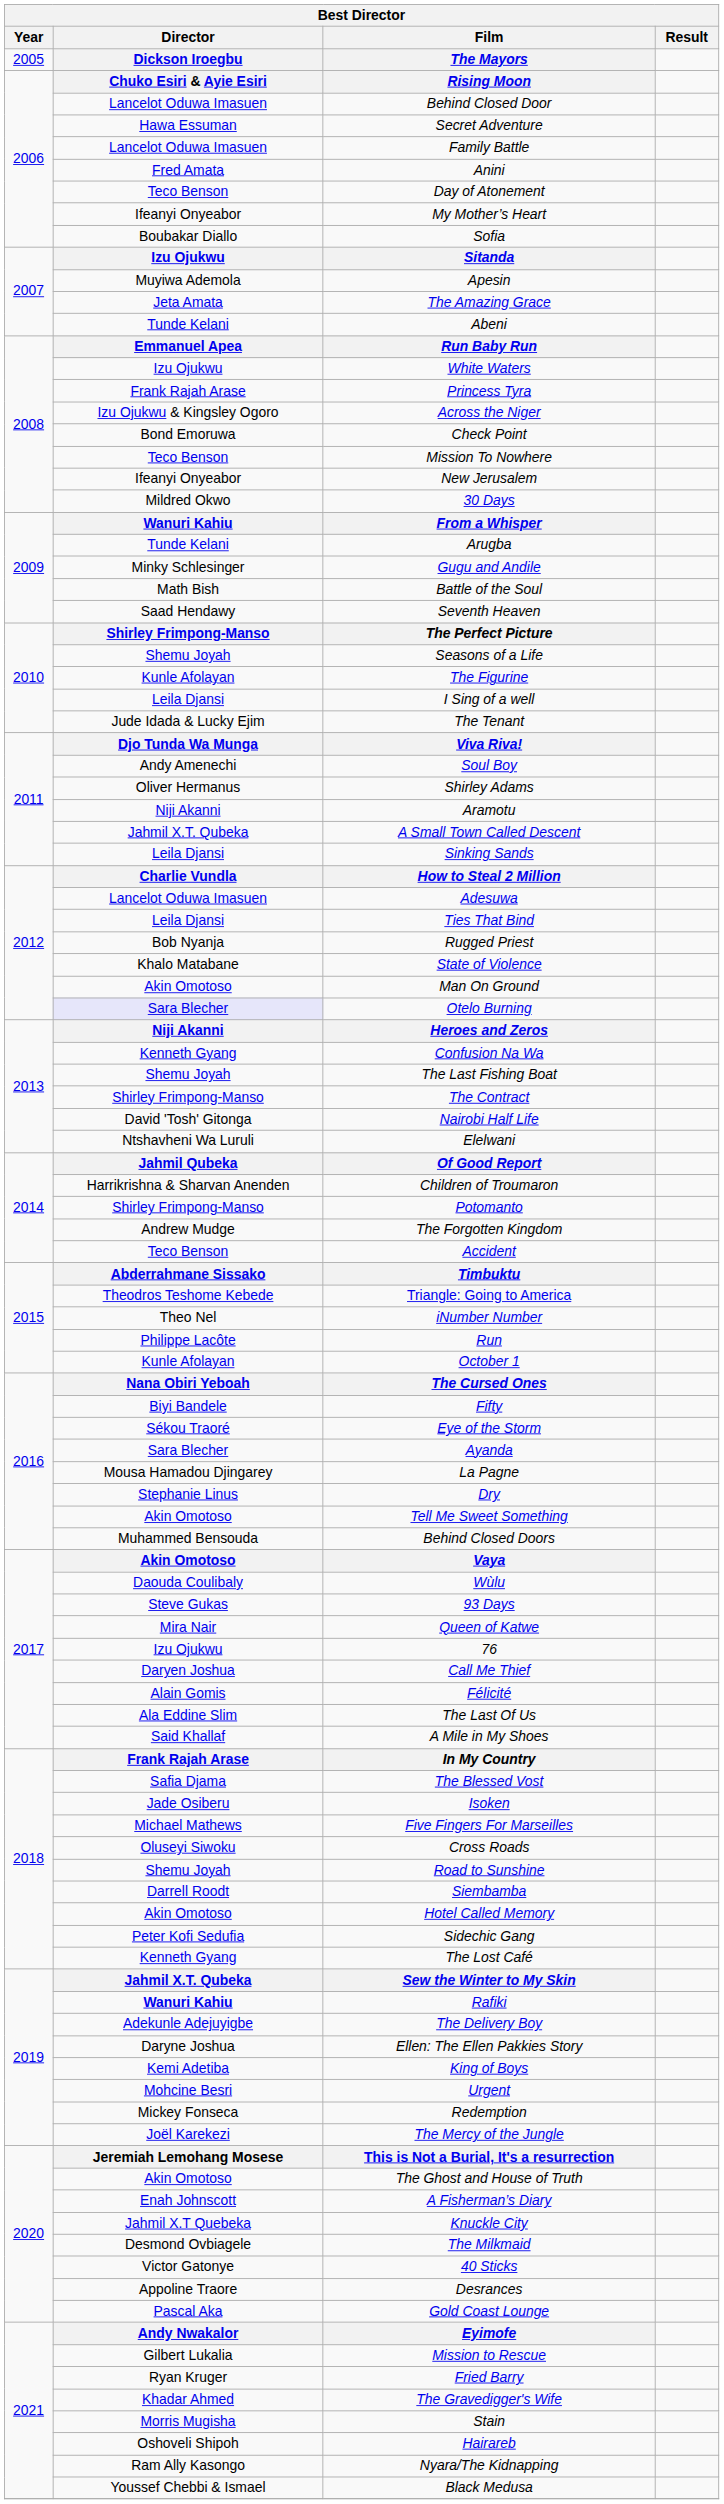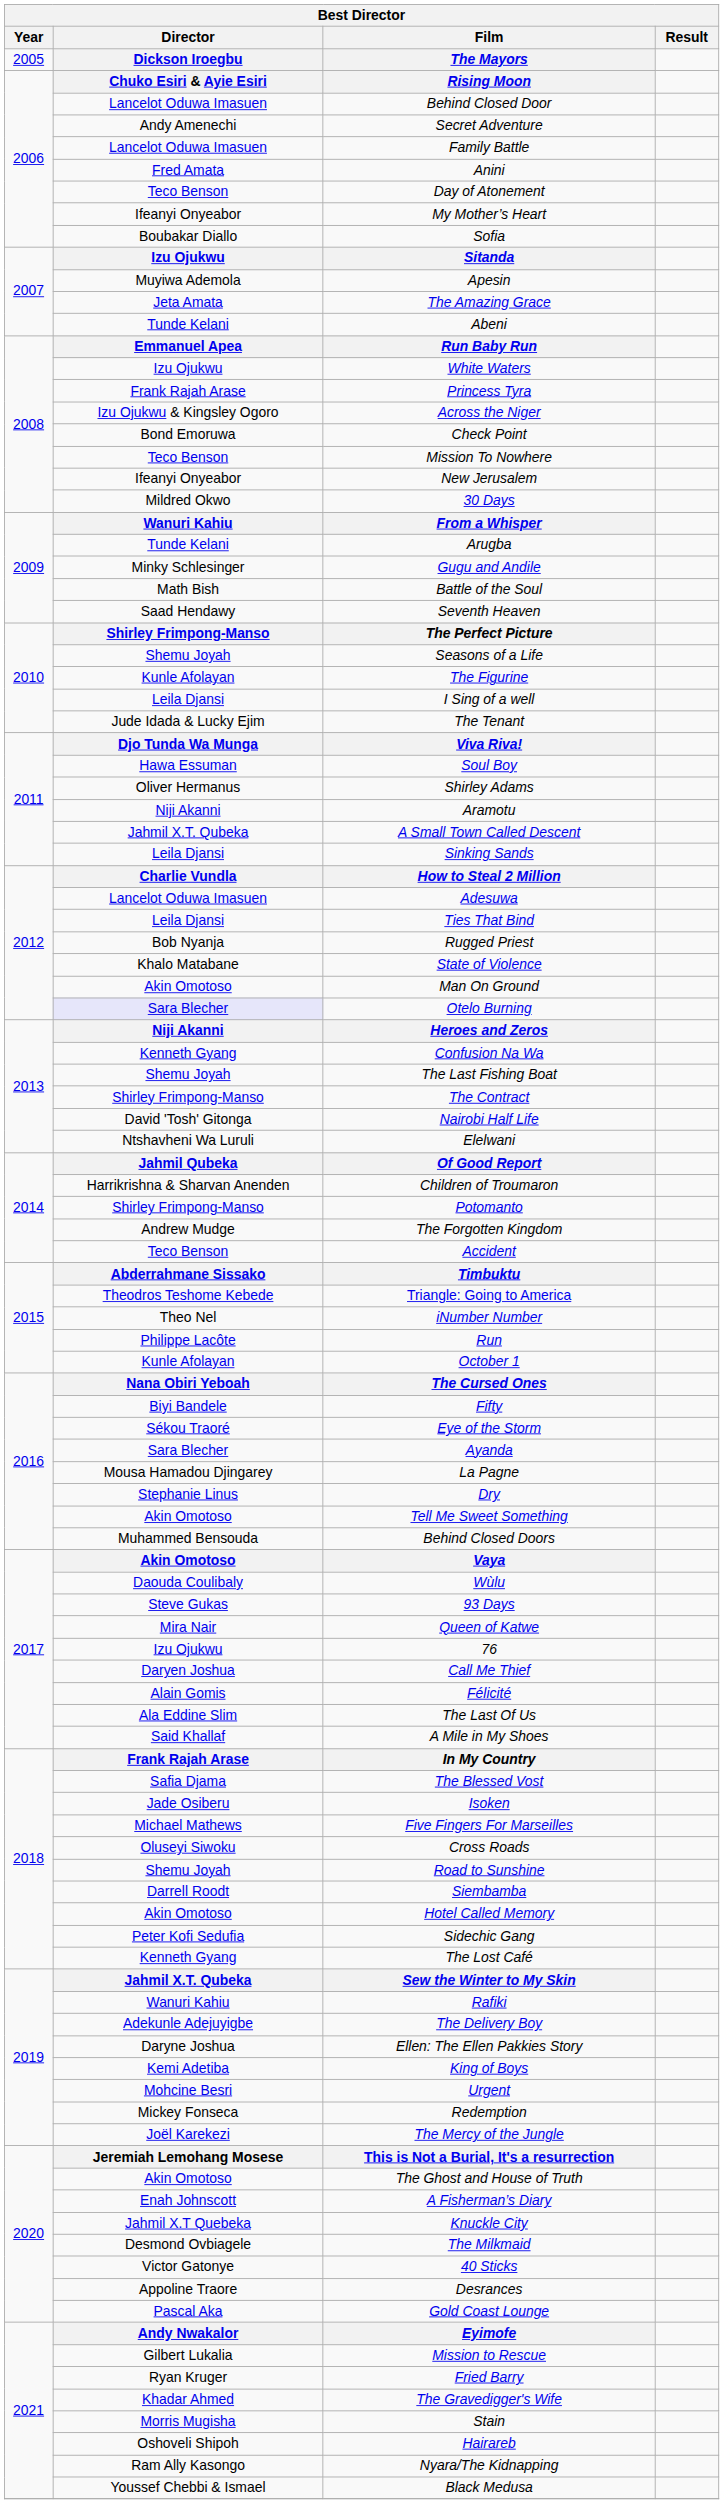(188, 125) Hawa Essuman -> (188, 125) Andy Amenechi
(188, 766) Andy Amenechi -> (188, 766) Hawa Essuman
(188, 2002) bold -> (188, 2002) normal
